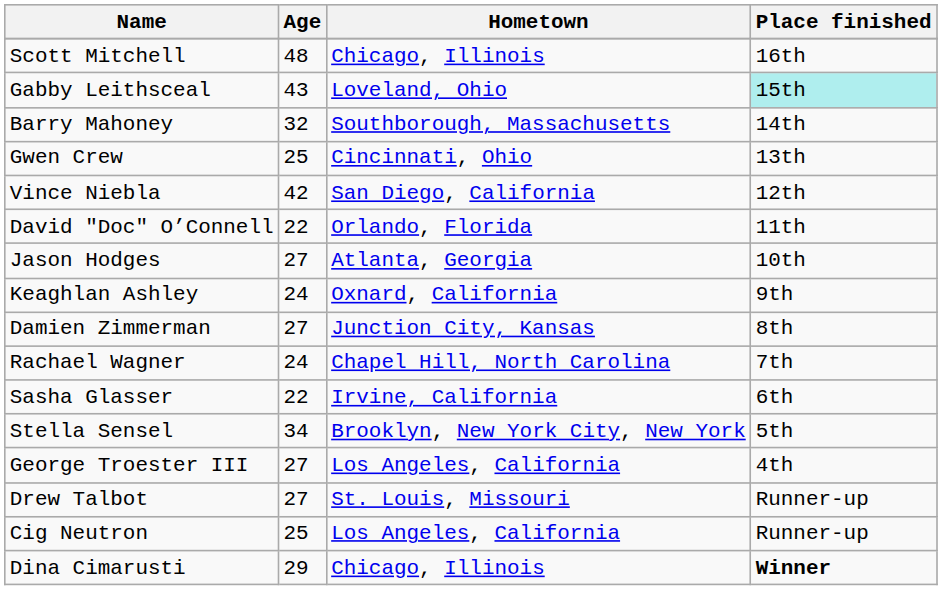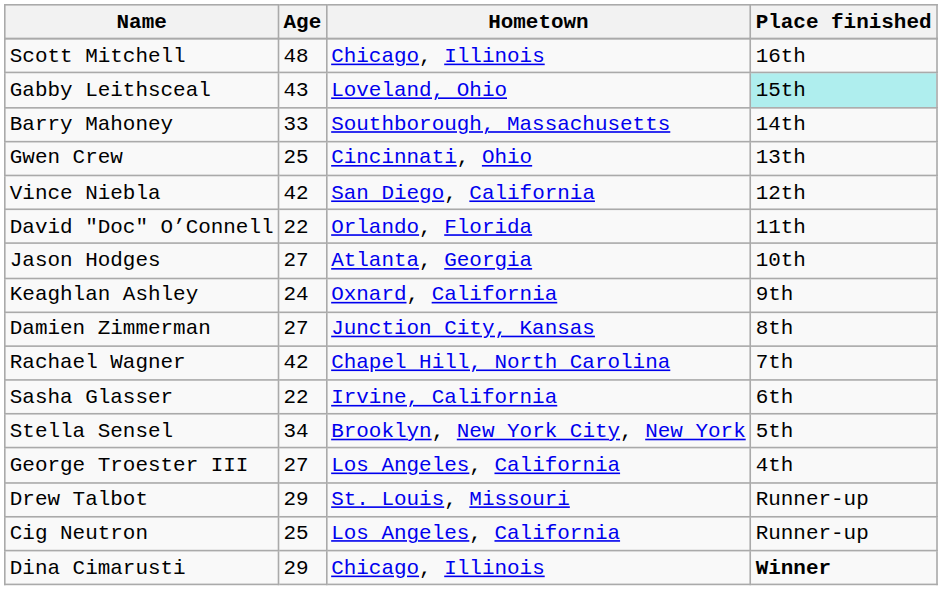(296, 124) 32 -> (296, 124) 33
(296, 363) 24 -> (296, 363) 42
(296, 499) 27 -> (296, 499) 29
